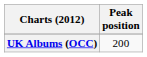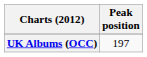(121, 43) 200 -> (121, 43) 197
